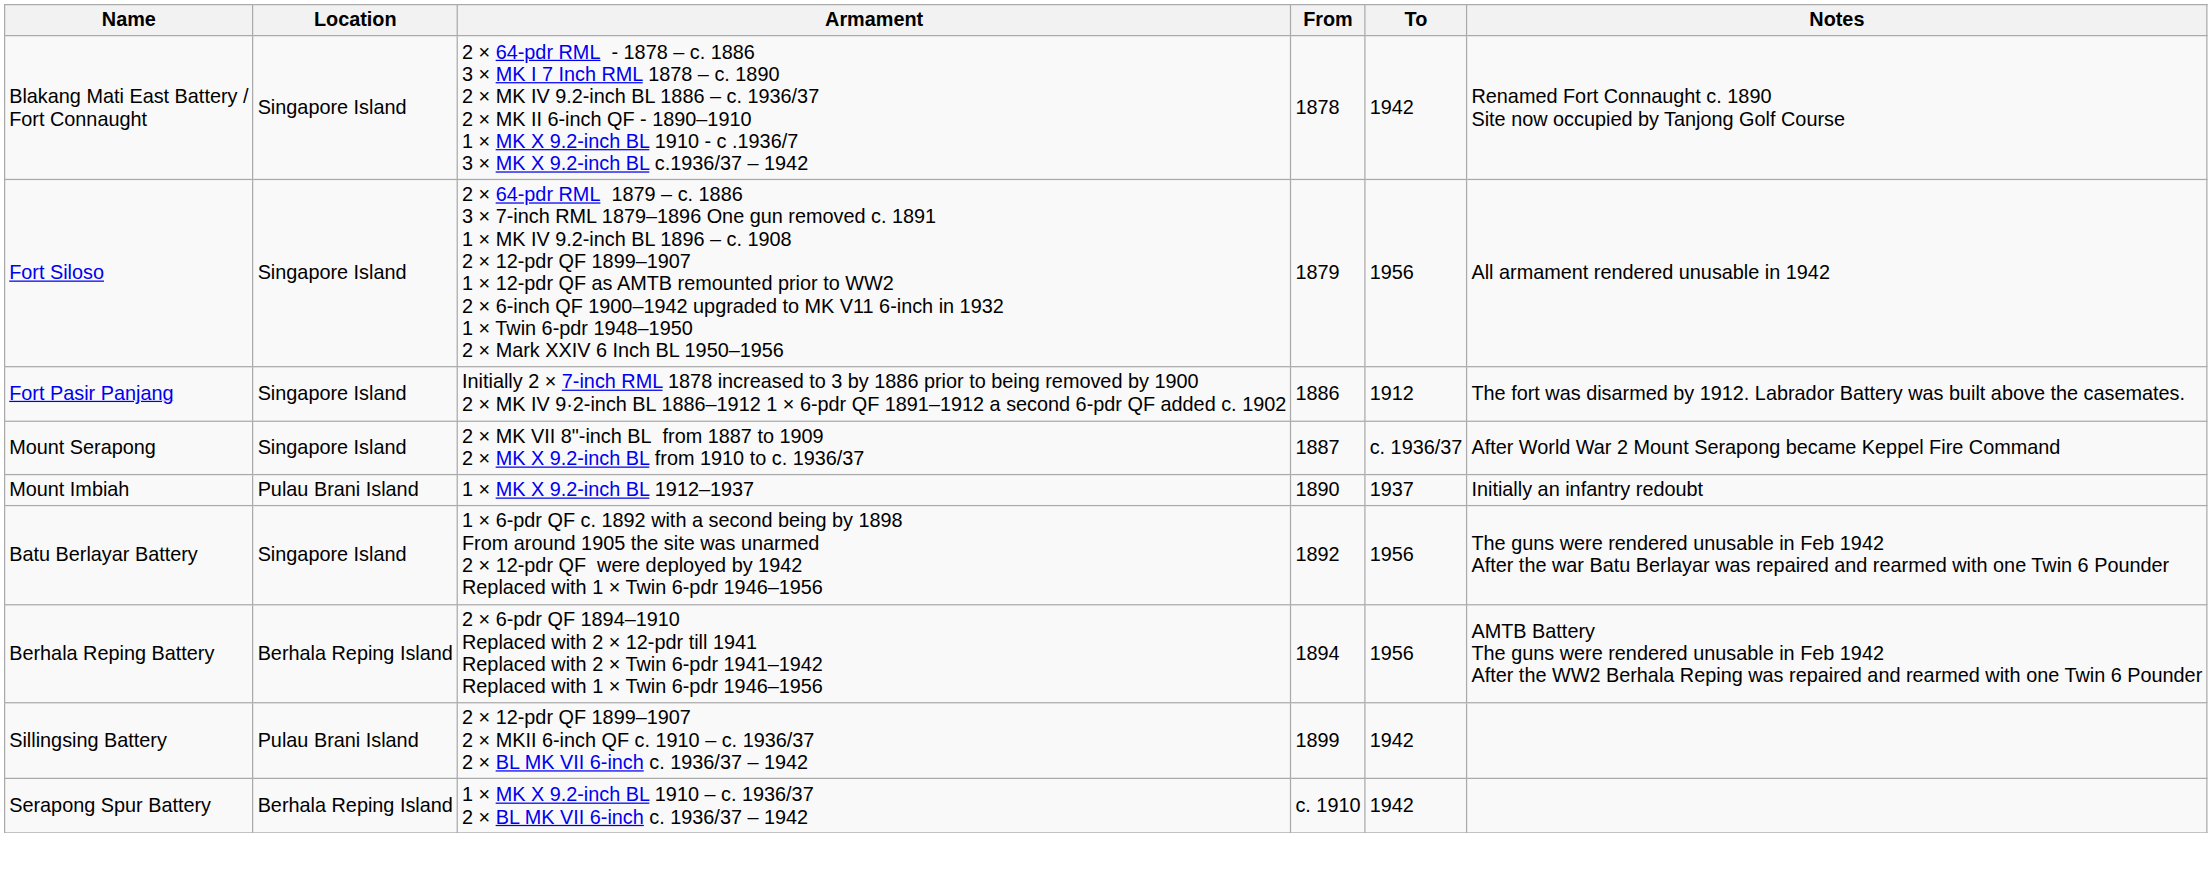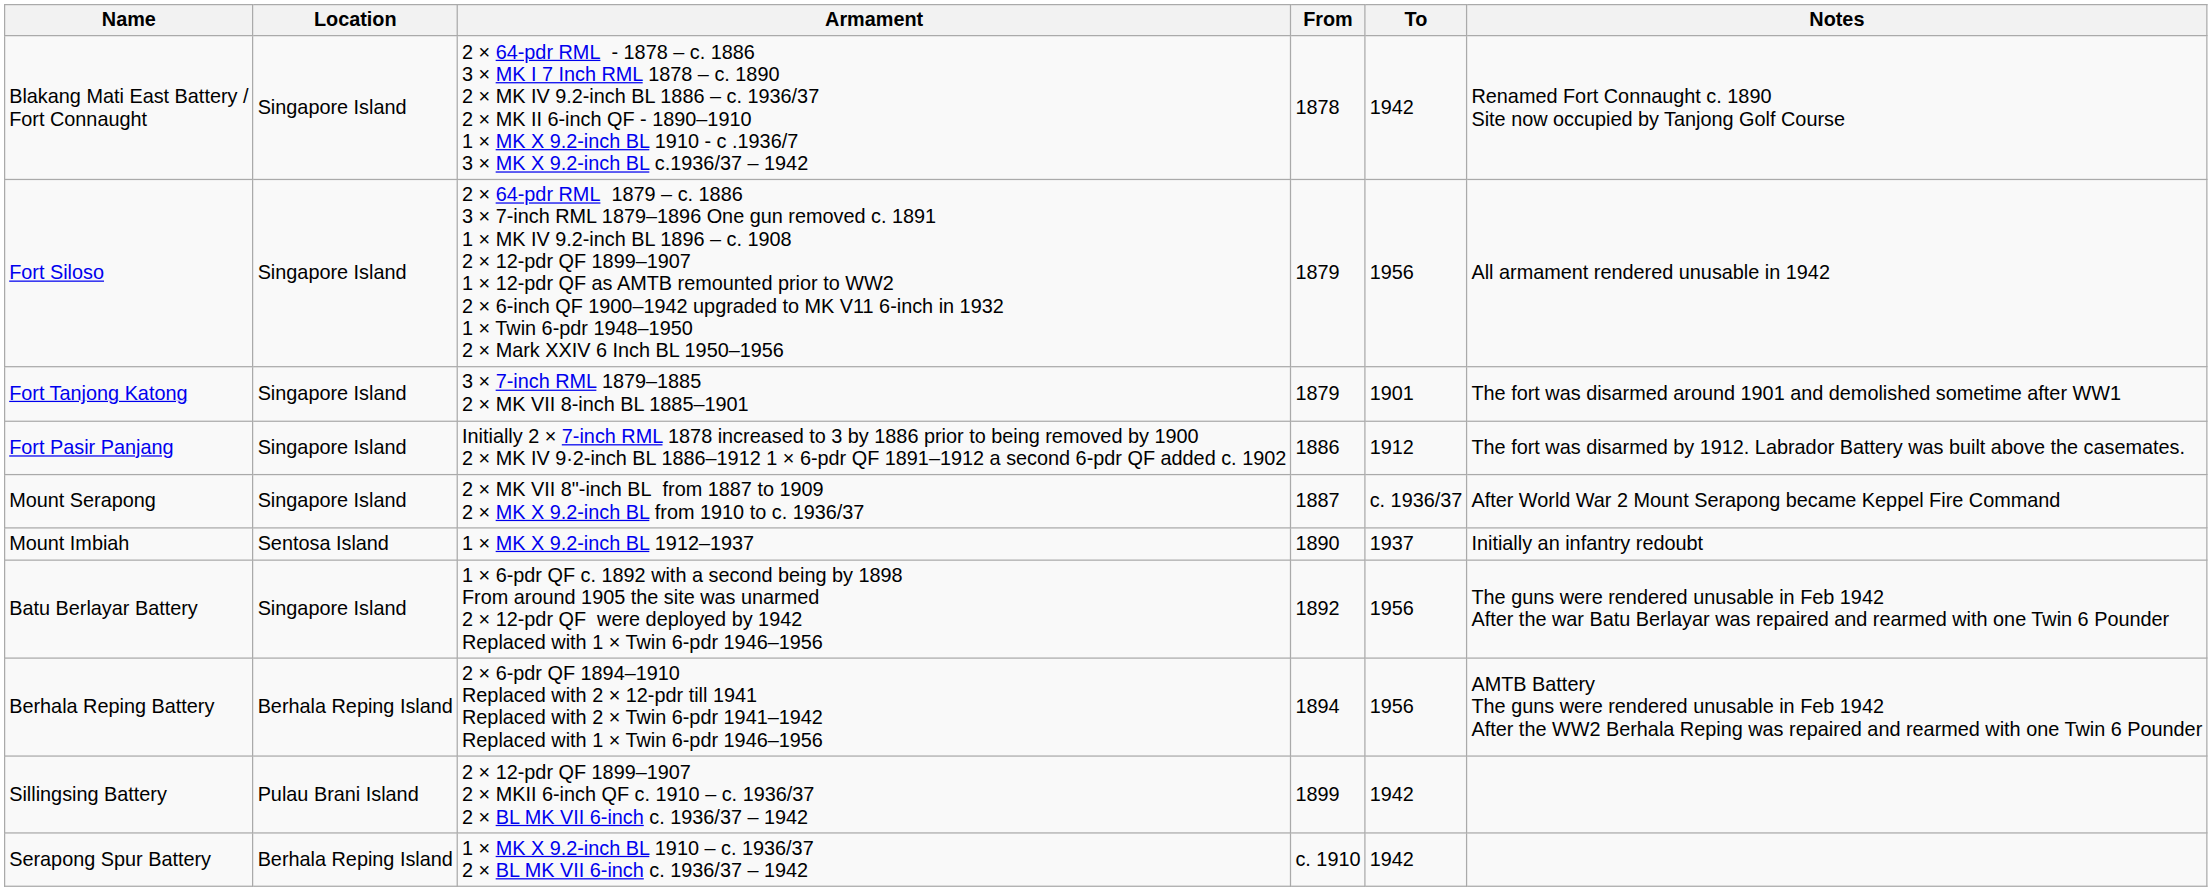+ row: (98, 393)
(338, 490) Pulau Brani Island -> (323, 543) Sentosa Island
